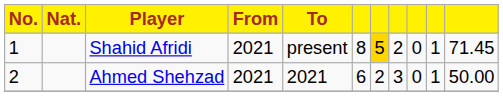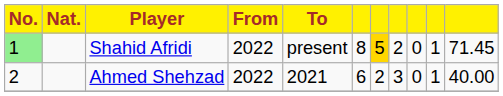(14, 47) no background -> (14, 47) lightgreen background
(253, 47) 2021 -> (253, 47) 2022
(253, 76) 2021 -> (253, 76) 2022
(472, 76) 50.00 -> (472, 76) 40.00
